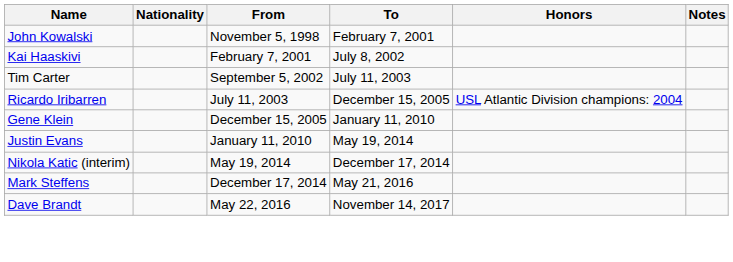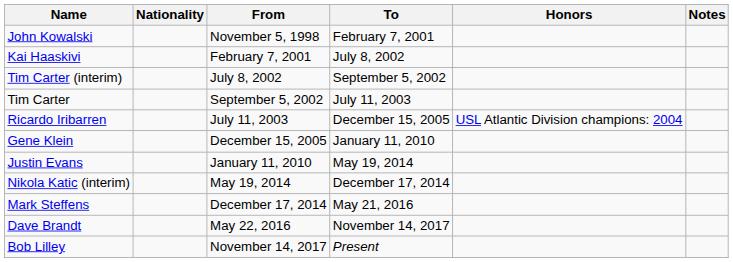+ row: (65, 78)
+ row: (36, 246)
